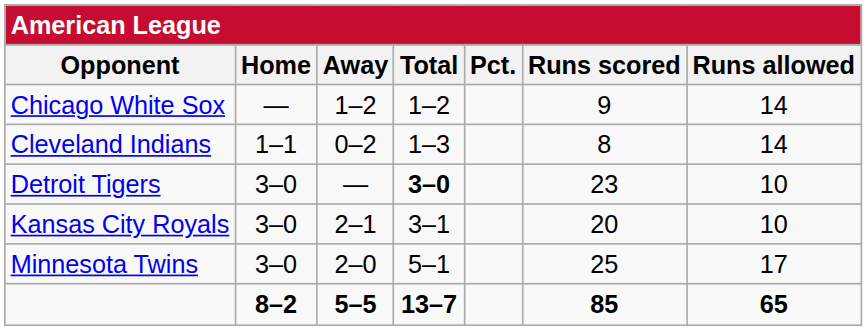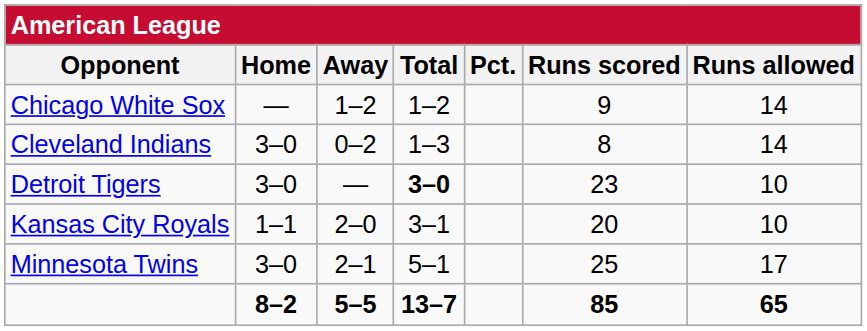(276, 145) 1–1 -> (276, 145) 3–0
(276, 225) 3–0 -> (276, 225) 1–1
(356, 225) 2–1 -> (356, 225) 2–0
(356, 265) 2–0 -> (356, 265) 2–1
